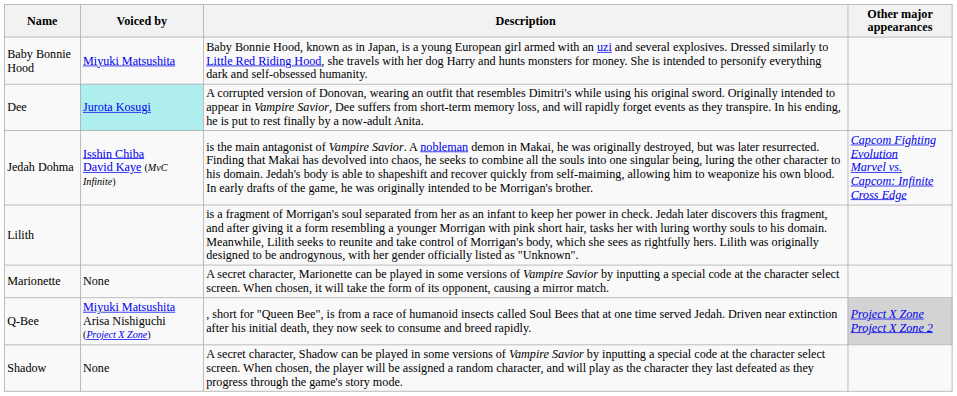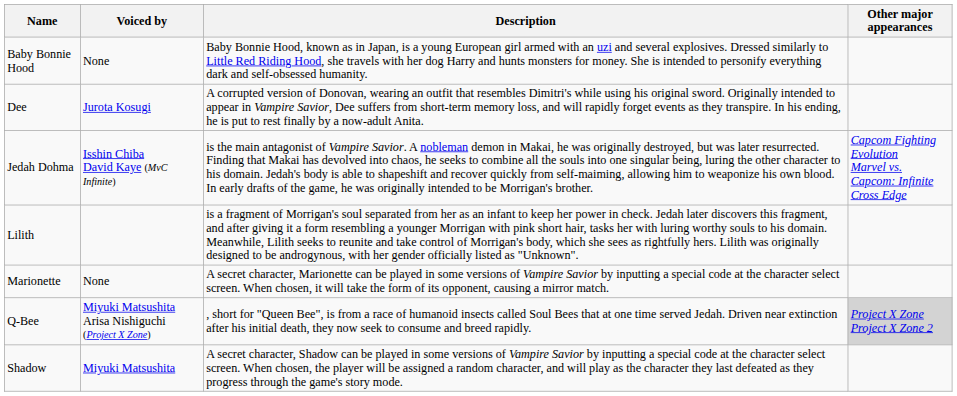(129, 60) Miyuki Matsushita -> (96, 60) None
(117, 107) paleturquoise background -> (117, 107) no background
(96, 368) None -> (129, 368) Miyuki Matsushita
